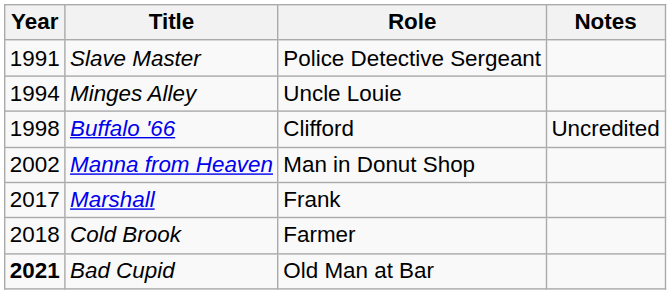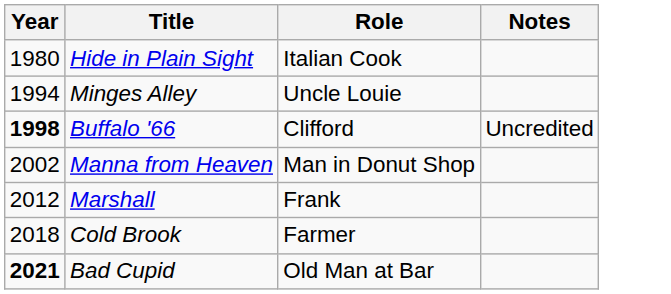+ row: (162, 57)
- row: (135, 57)
(35, 128) normal -> (35, 128) bold
(35, 199) 2017 -> (35, 199) 2012
